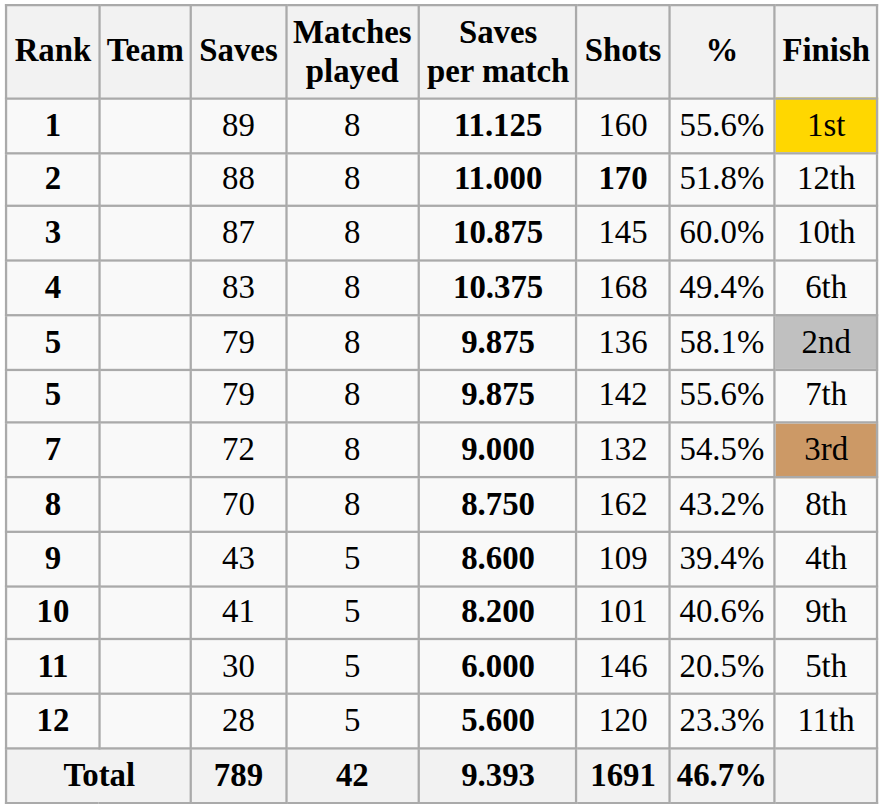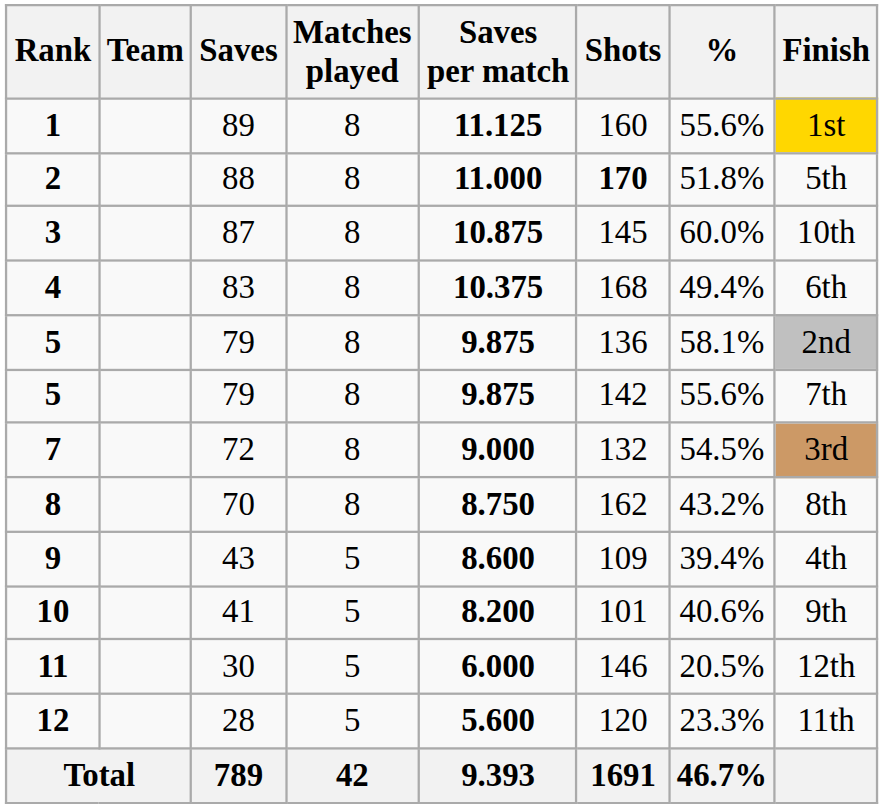(826, 179) 12th -> (826, 179) 5th
(826, 666) 5th -> (826, 666) 12th
